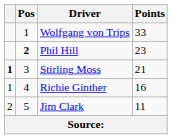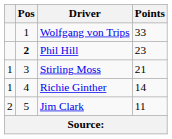(10, 69) bold -> (10, 69) normal
(140, 88) 16 -> (140, 88) 14
